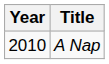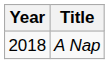(27, 44) 2010 -> (27, 44) 2018
